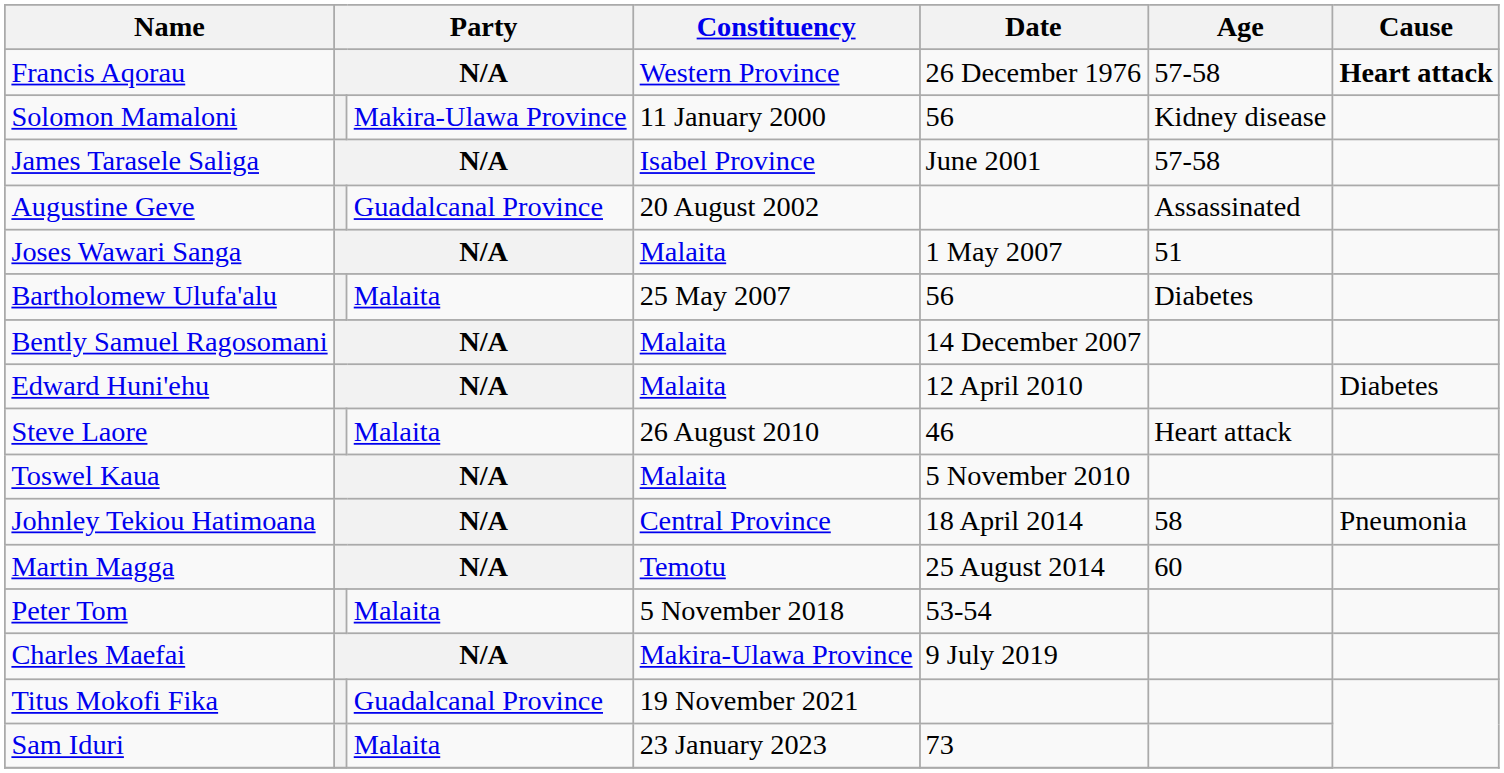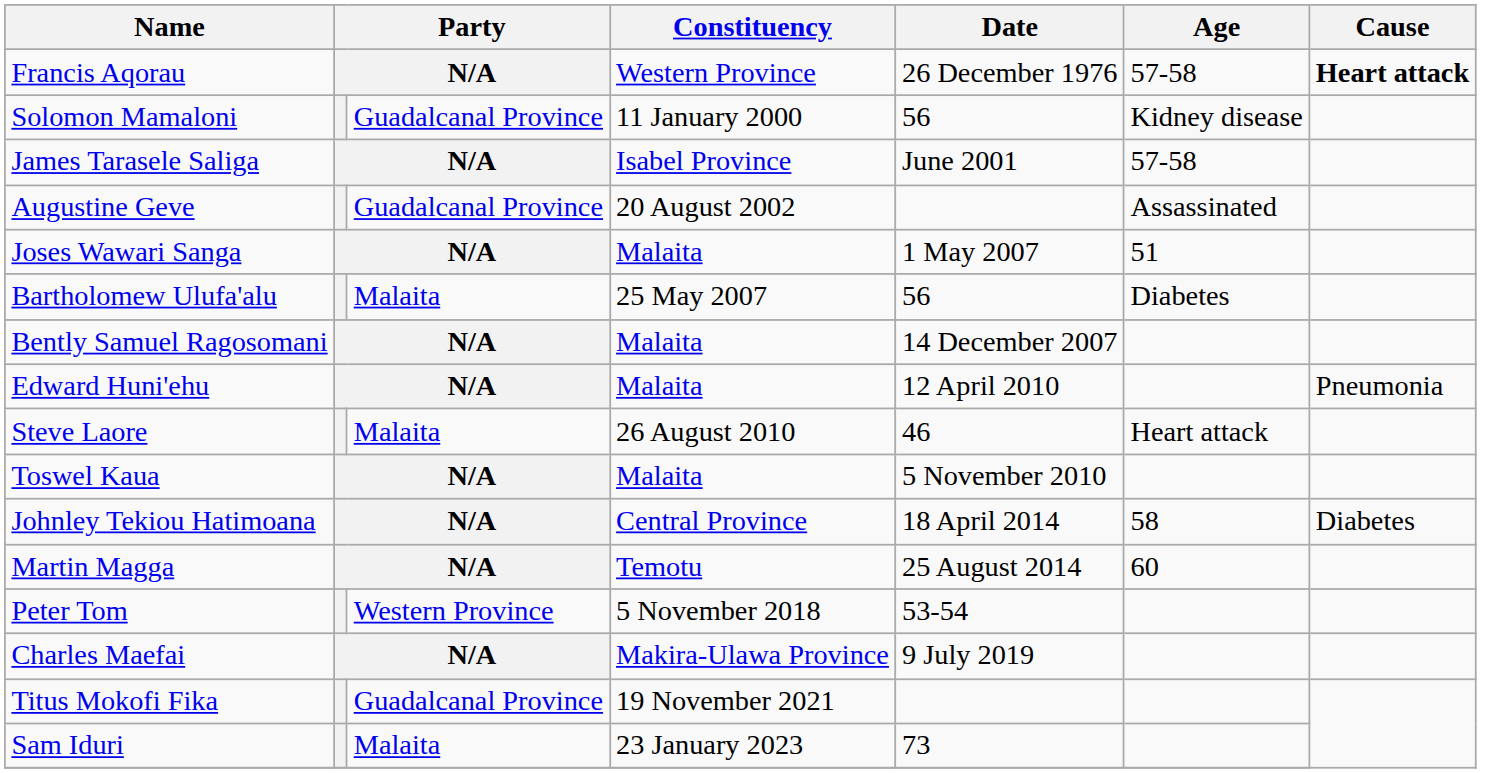(490, 116) Makira-Ulawa Province -> (478, 116) Guadalcanal Province
(1389, 386) Diabetes -> (1380, 386) Pneumonia
(1403, 521) Pneumonia -> (1365, 521) Diabetes
(397, 610) Malaita -> (454, 610) Western Province
